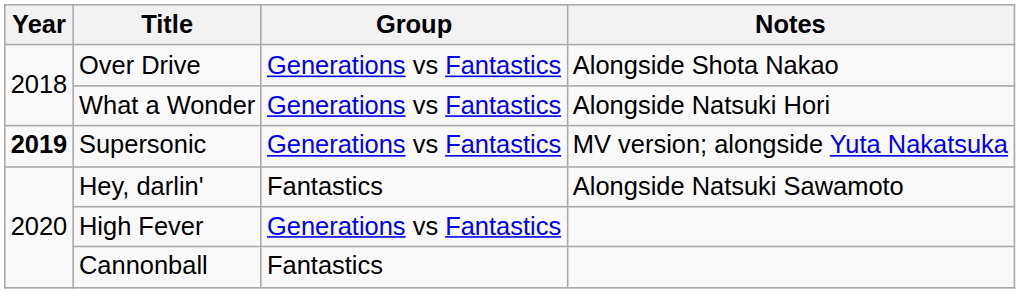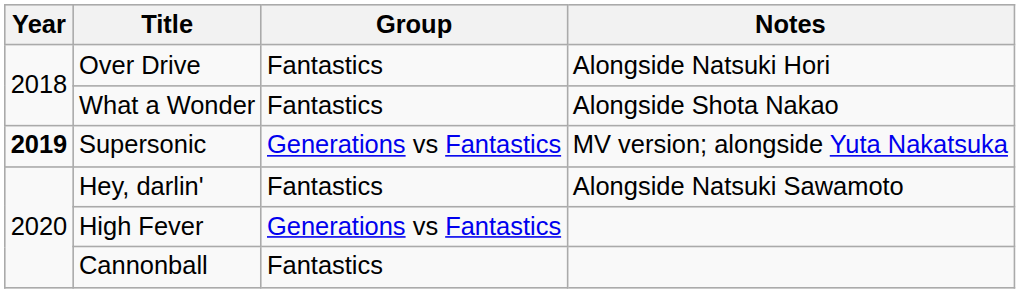(414, 65) Generations vs Fantastics -> (325, 65) Fantastics
(706, 65) Alongside Shota Nakao -> (702, 65) Alongside Natsuki Hori
(414, 105) Generations vs Fantastics -> (325, 105) Fantastics
(702, 105) Alongside Natsuki Hori -> (706, 105) Alongside Shota Nakao
